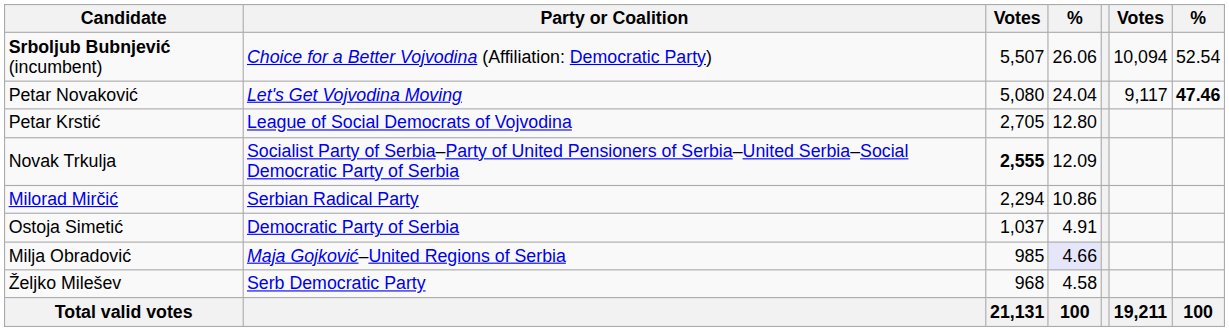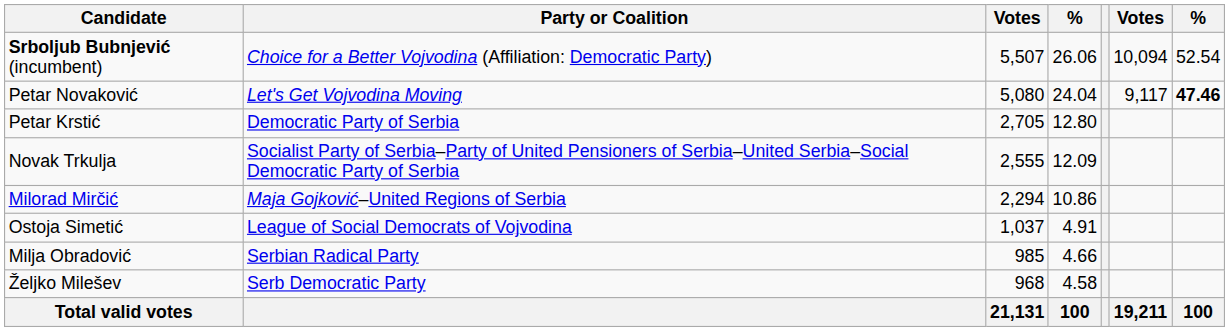(409, 123) League of Social Democrats of Vojvodina -> (353, 123) Democratic Party of Serbia
(1022, 161) bold -> (1022, 161) normal
(333, 199) Serbian Radical Party -> (406, 199) Maja Gojković–United Regions of Serbia
(353, 227) Democratic Party of Serbia -> (409, 227) League of Social Democrats of Vojvodina
(406, 255) Maja Gojković–United Regions of Serbia -> (333, 255) Serbian Radical Party
(1080, 255) lavender background -> (1080, 255) no background
